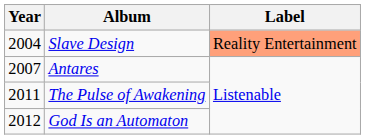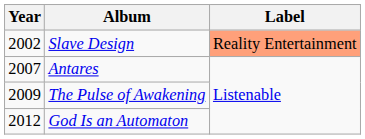(25, 43) 2004 -> (25, 43) 2002
(24, 95) 2011 -> (25, 95) 2009
